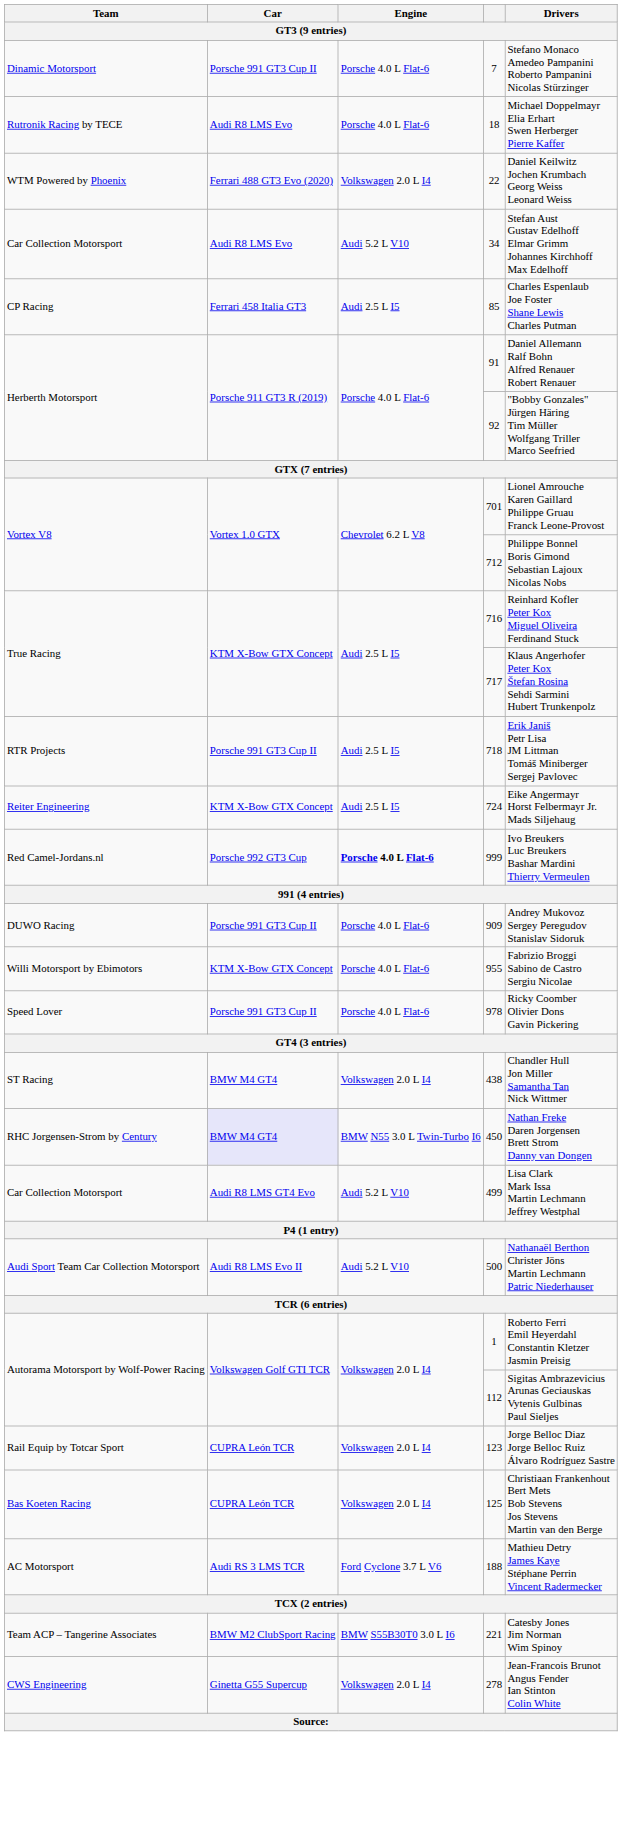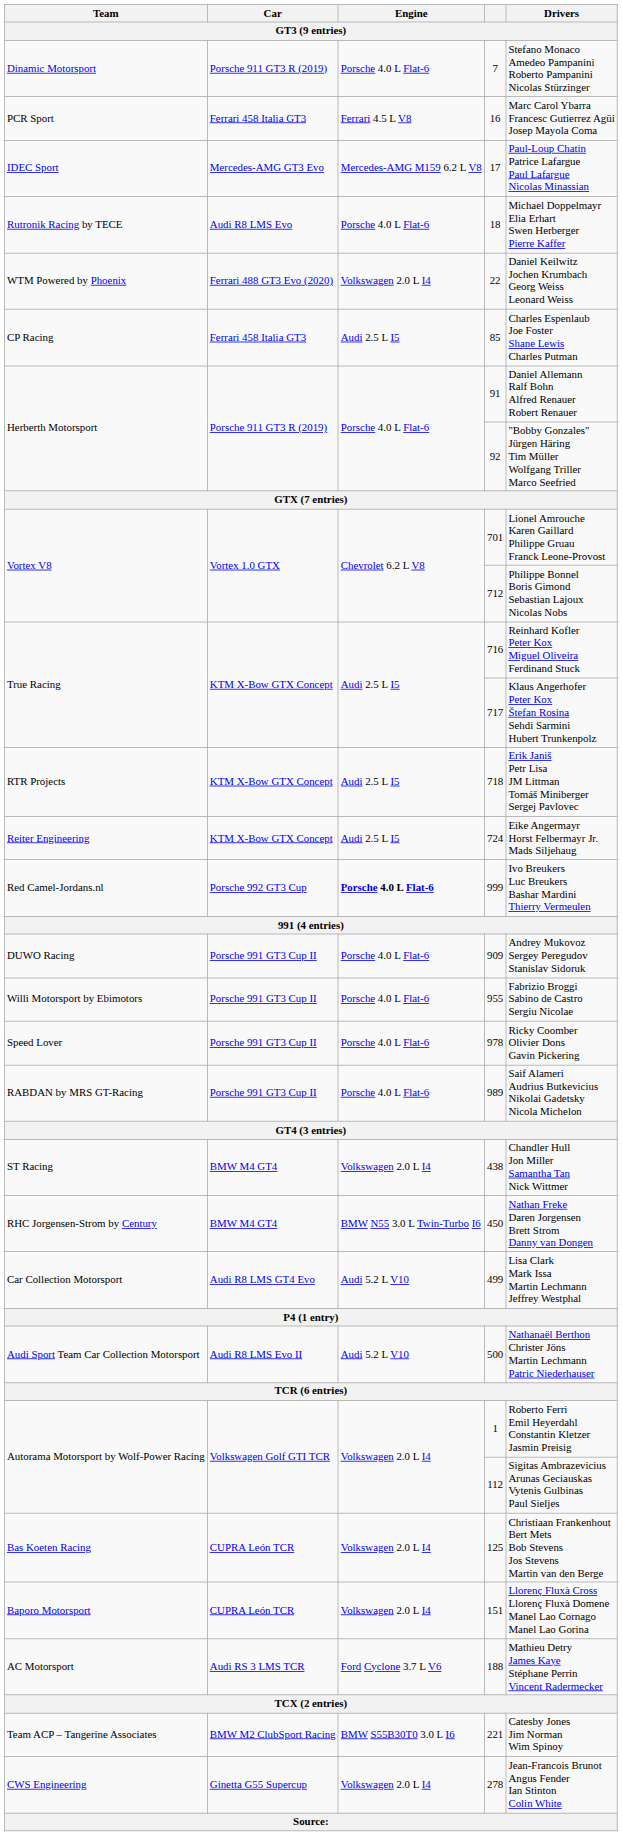(263, 68) Porsche 991 GT3 Cup II -> (268, 68) Porsche 911 GT3 R (2019)
+ row: (495, 118)
+ row: (495, 168)
- row: (494, 243)
(263, 750) Porsche 991 GT3 Cup II -> (271, 781) KTM X-Bow GTX Concept
(271, 968) KTM X-Bow GTX Concept -> (263, 999) Porsche 991 GT3 Cup II
+ row: (495, 1092)
(244, 1136) lavender background -> (244, 1223) no background
- row: (494, 1447)
+ row: (495, 1610)
